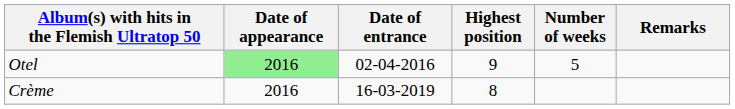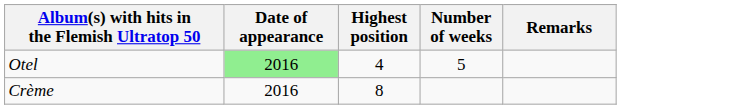- column: (395, 27)
(493, 63) 9 -> (379, 63) 4
